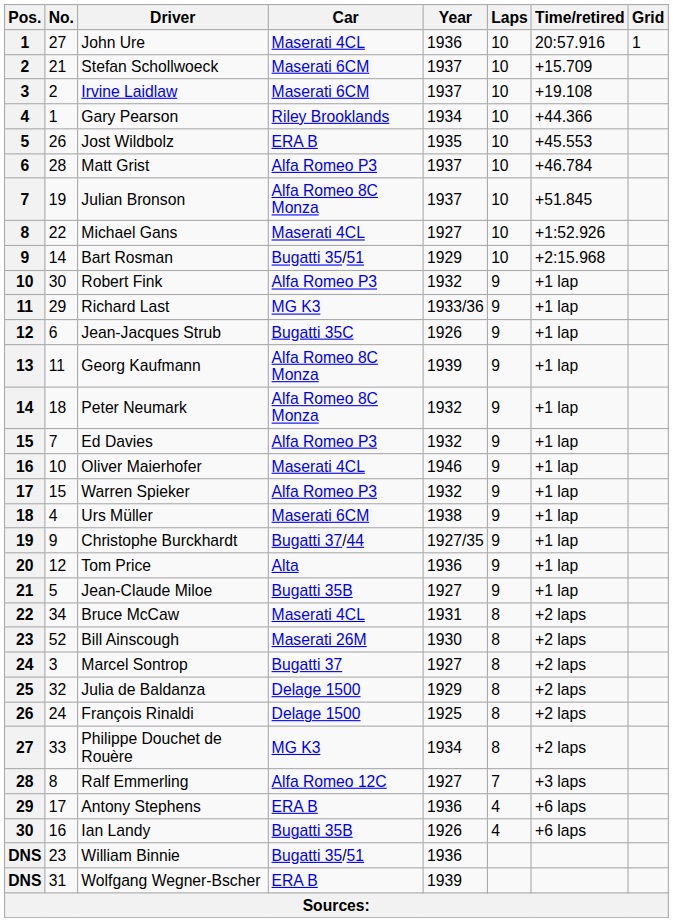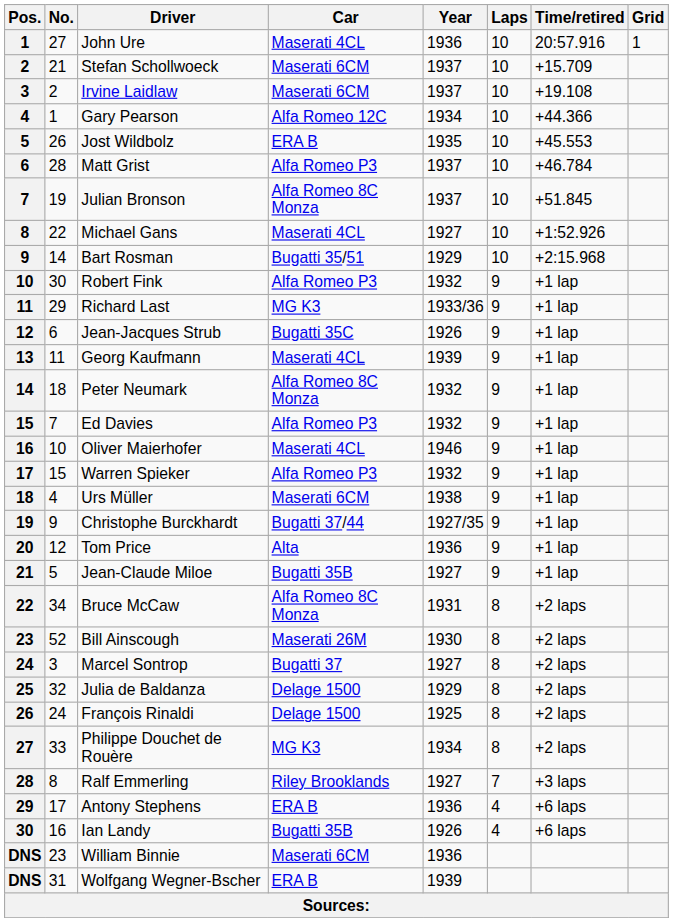(330, 117) Riley Brooklands -> (329, 117) Alfa Romeo 12C
(325, 366) Alfa Romeo 8C Monza -> (318, 357) Maserati 4CL
(318, 615) Maserati 4CL -> (325, 606) Alfa Romeo 8C Monza
(329, 781) Alfa Romeo 12C -> (330, 781) Riley Brooklands
(318, 856) Bugatti 35/51 -> (320, 856) Maserati 6CM
